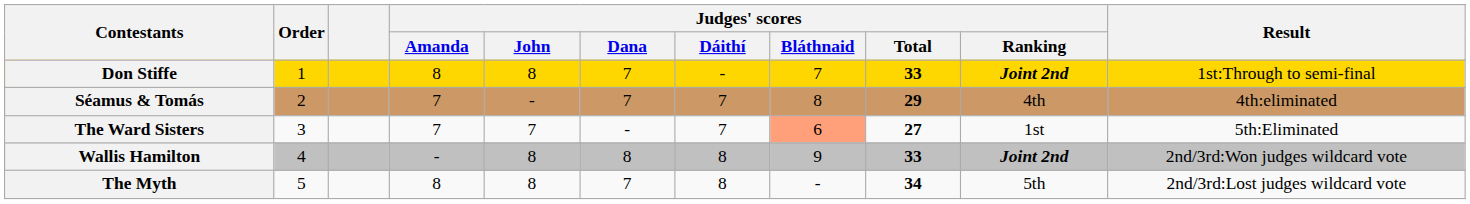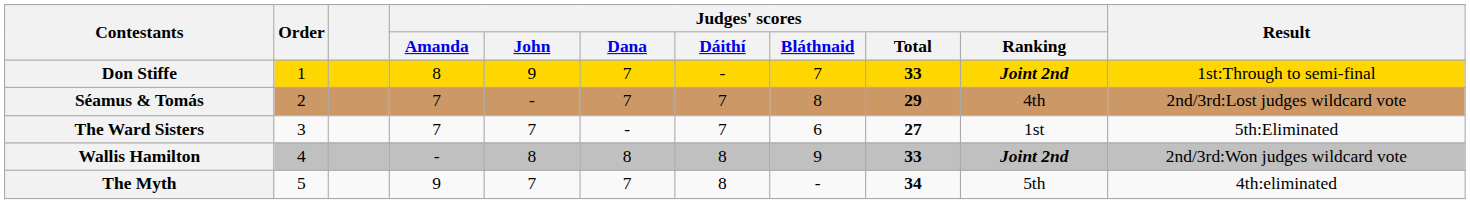(532, 73) 8 -> (532, 73) 9
(1286, 101) 4th:eliminated -> (1286, 101) 2nd/3rd:Lost judges wildcard vote
(818, 128) lightsalmon background -> (818, 128) no background
(437, 184) 8 -> (437, 184) 9
(532, 184) 8 -> (532, 184) 7
(1286, 184) 2nd/3rd:Lost judges wildcard vote -> (1286, 184) 4th:eliminated
